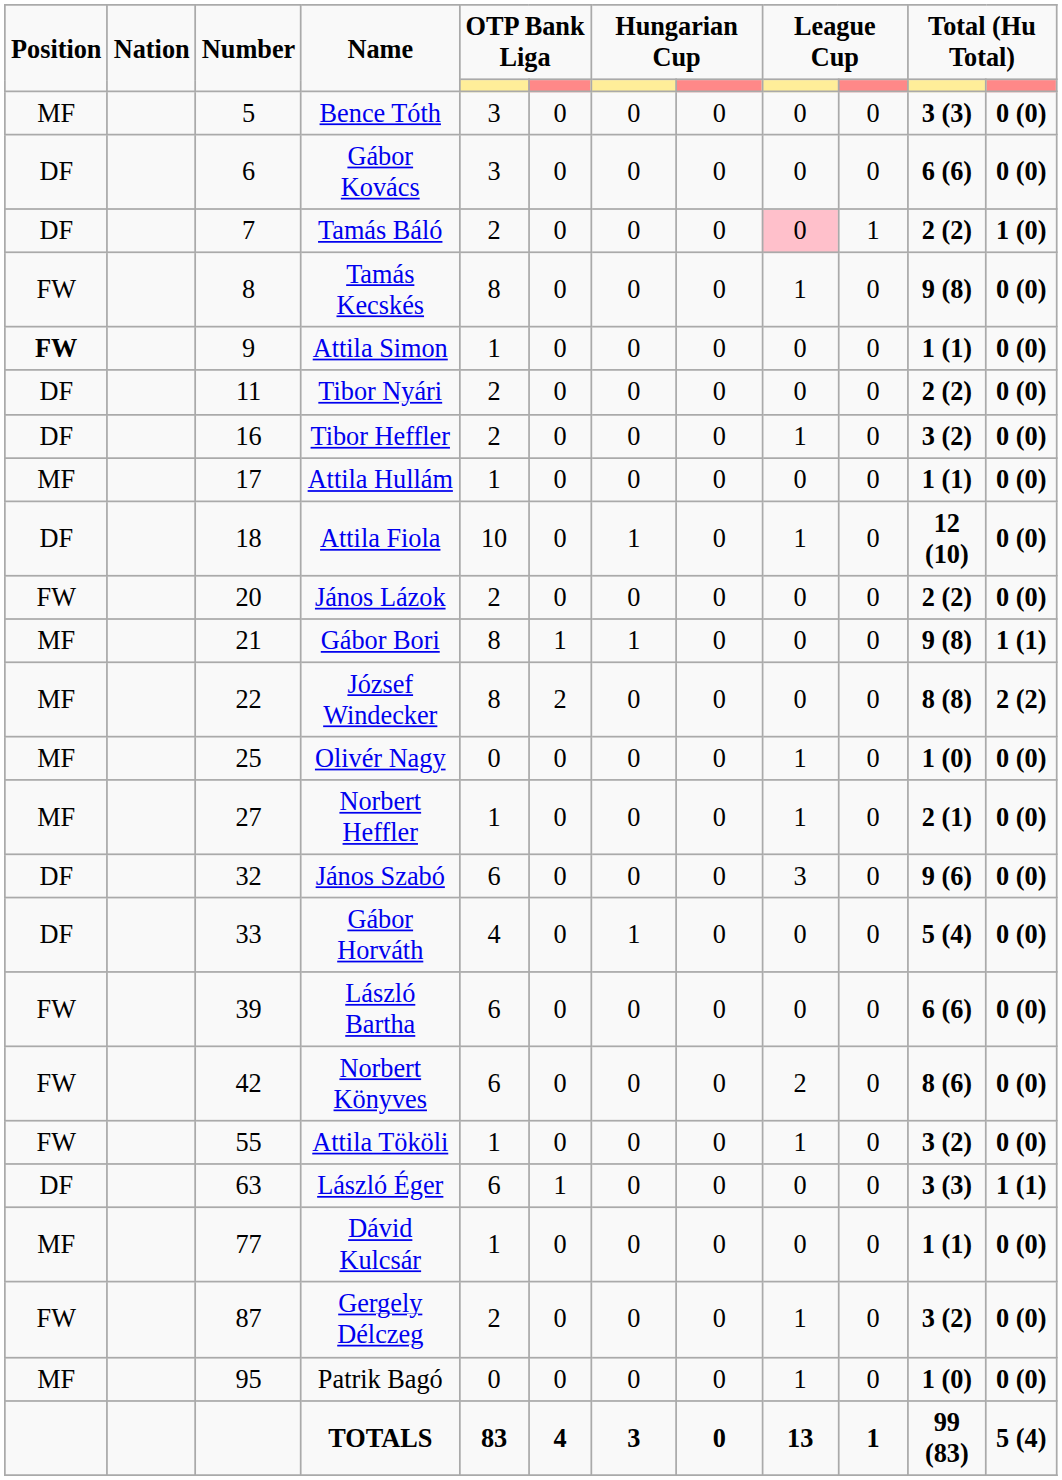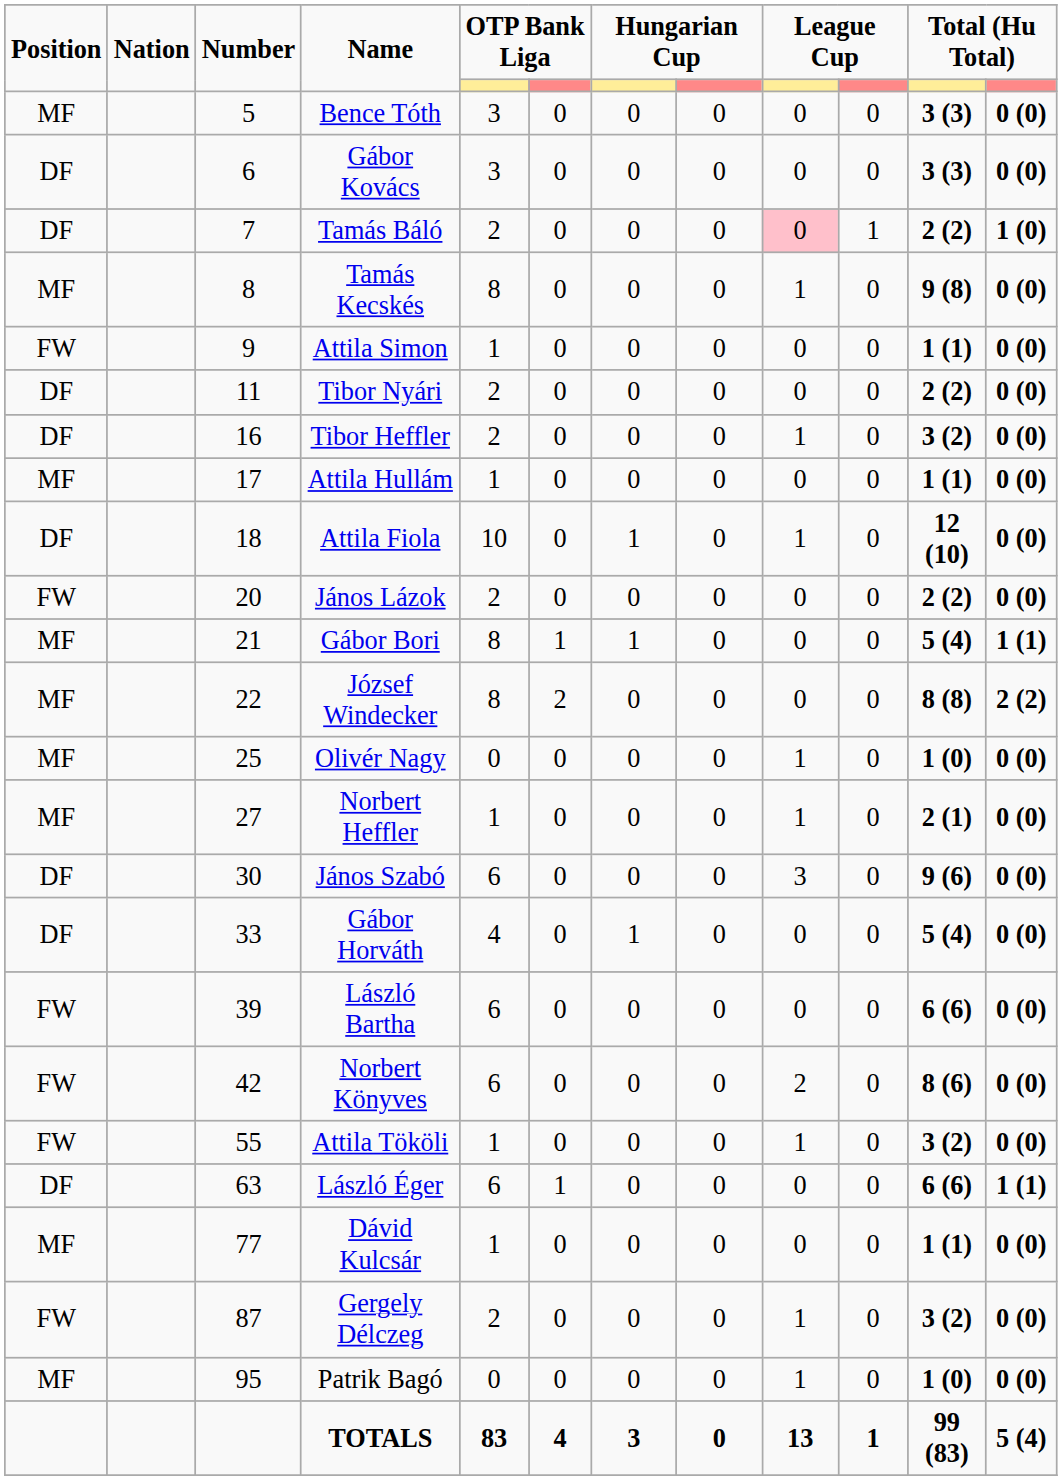(947, 172) 6 (6) -> (947, 172) 3 (3)
(56, 289) FW -> (56, 289) MF
(56, 348) bold -> (56, 348) normal
(947, 640) 9 (8) -> (947, 640) 5 (4)
(249, 875) 32 -> (249, 875) 30
(947, 1186) 3 (3) -> (947, 1186) 6 (6)
